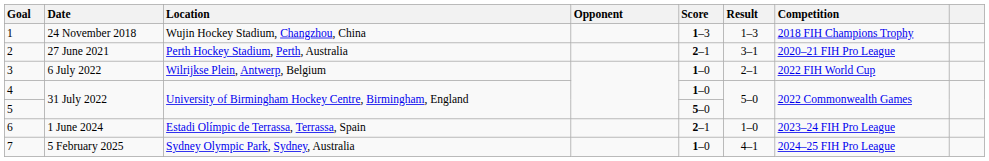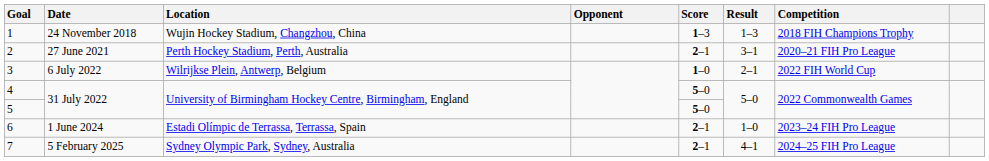(701, 90) 1–0 -> (701, 90) 5–0
(701, 147) 1–0 -> (701, 147) 2–1
